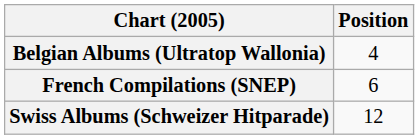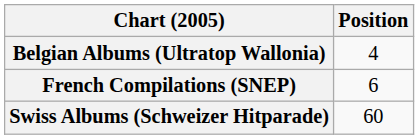(373, 117) 12 -> (373, 117) 60
